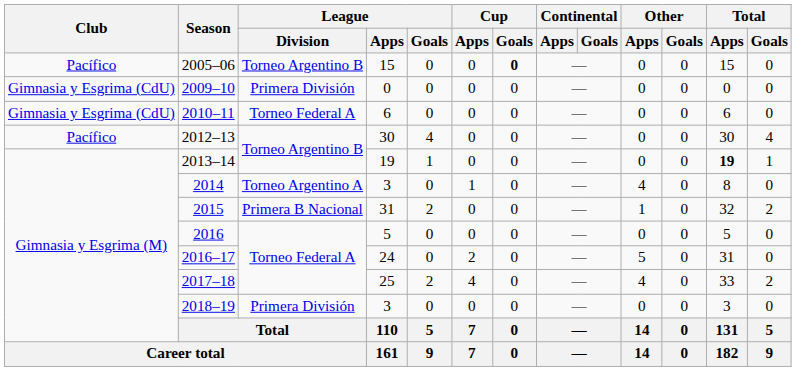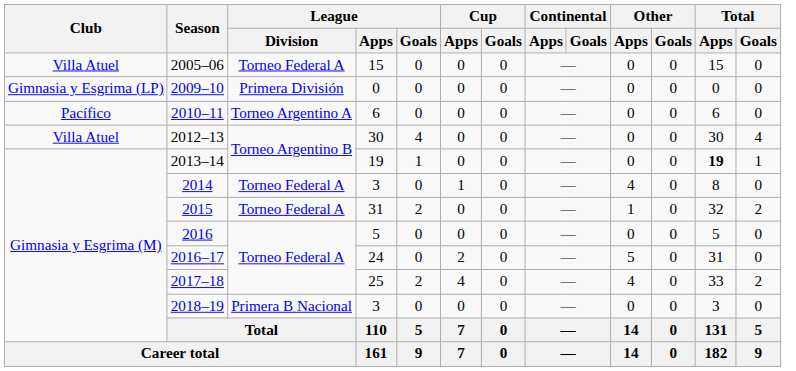(91, 64) Pacífico -> (86, 64) Villa Atuel
(302, 64) Torneo Argentino B -> (292, 64) Torneo Federal A
(514, 64) bold -> (503, 64) normal
(91, 88) Gimnasia y Esgrima (CdU) -> (86, 88) Gimnasia y Esgrima (LP)
(91, 112) Gimnasia y Esgrima (CdU) -> (86, 112) Pacífico
(302, 112) Torneo Federal A -> (292, 112) Torneo Argentino A
(91, 137) Pacífico -> (86, 137) Villa Atuel
(302, 185) Torneo Argentino A -> (292, 185) Torneo Federal A
(302, 209) Primera B Nacional -> (292, 209) Torneo Federal A
(302, 305) Primera División -> (292, 305) Primera B Nacional
